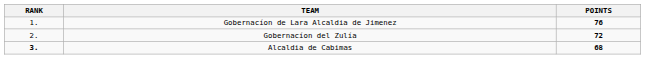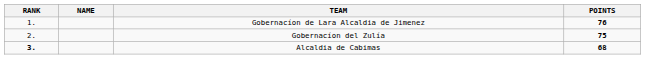+ column: (86, 10)
(599, 35) 72 -> (602, 35) 75
